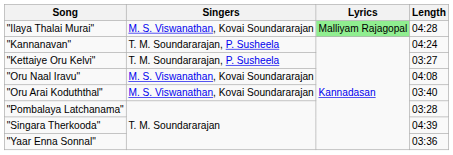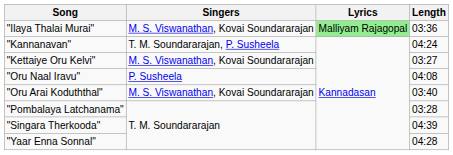(425, 29) 04:28 -> (425, 29) 03:36
(204, 61) T. M. Soundararajan, P. Susheela -> (221, 61) M. S. Viswanathan, Kovai Soundararajan
(221, 77) M. S. Viswanathan, Kovai Soundararajan -> (155, 77) P. Susheela
(425, 142) 03:36 -> (425, 142) 04:28
